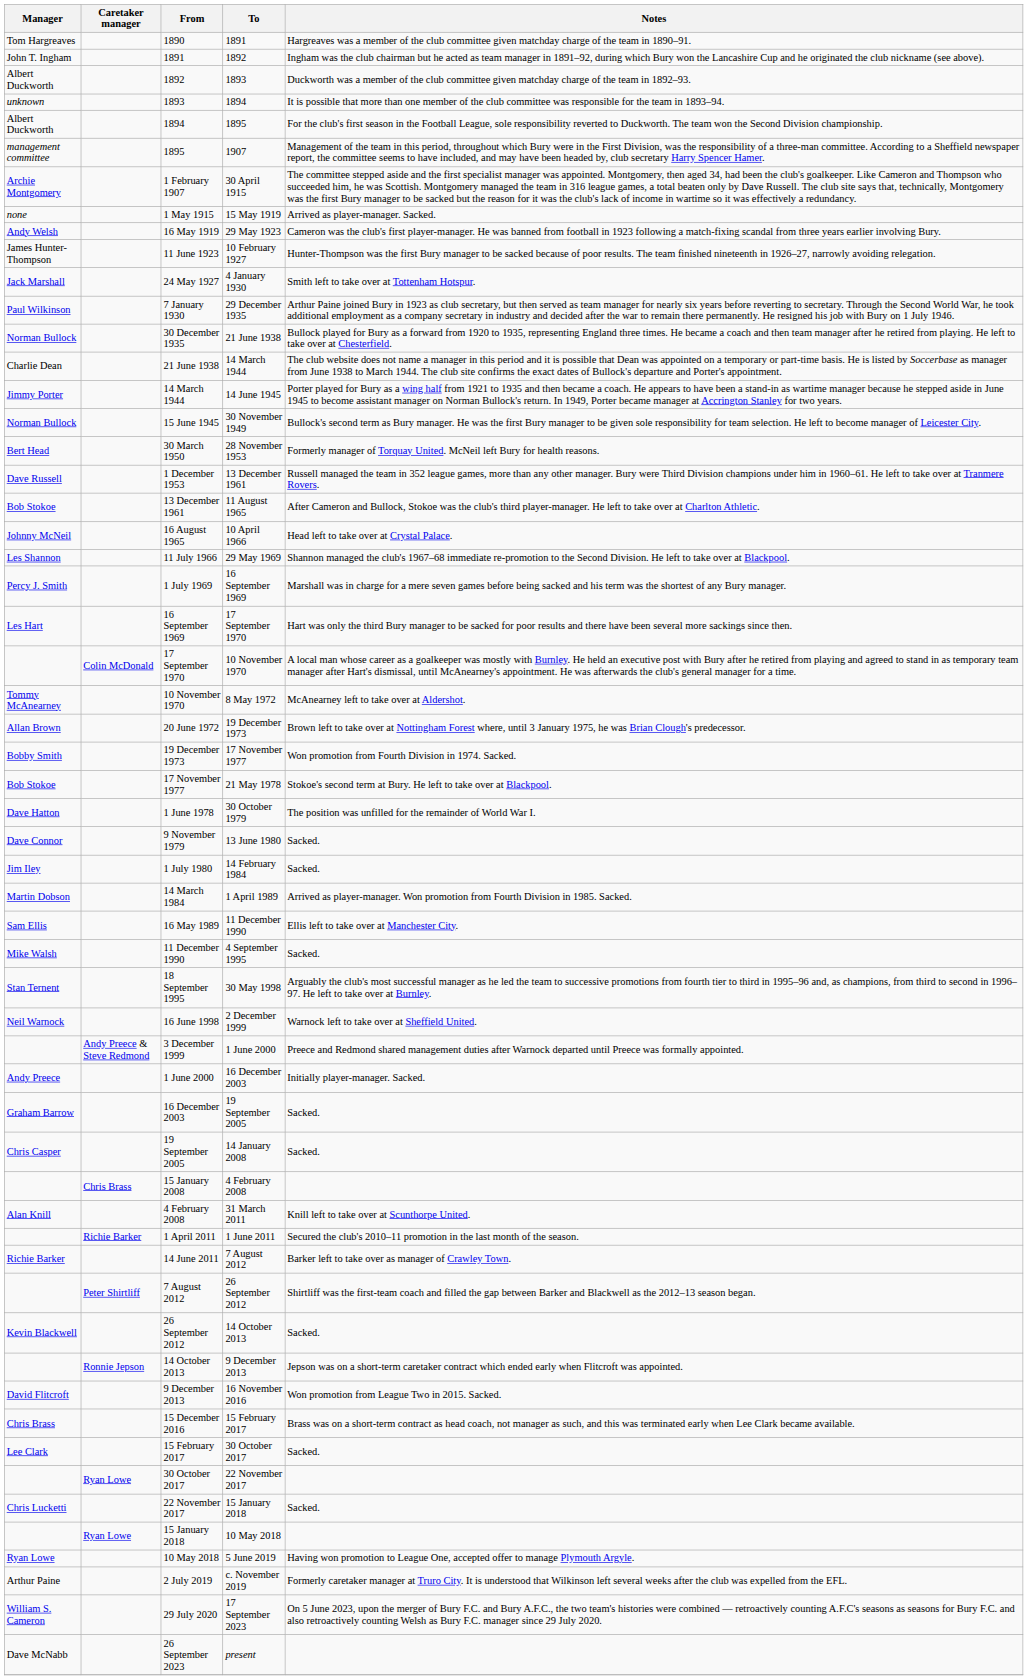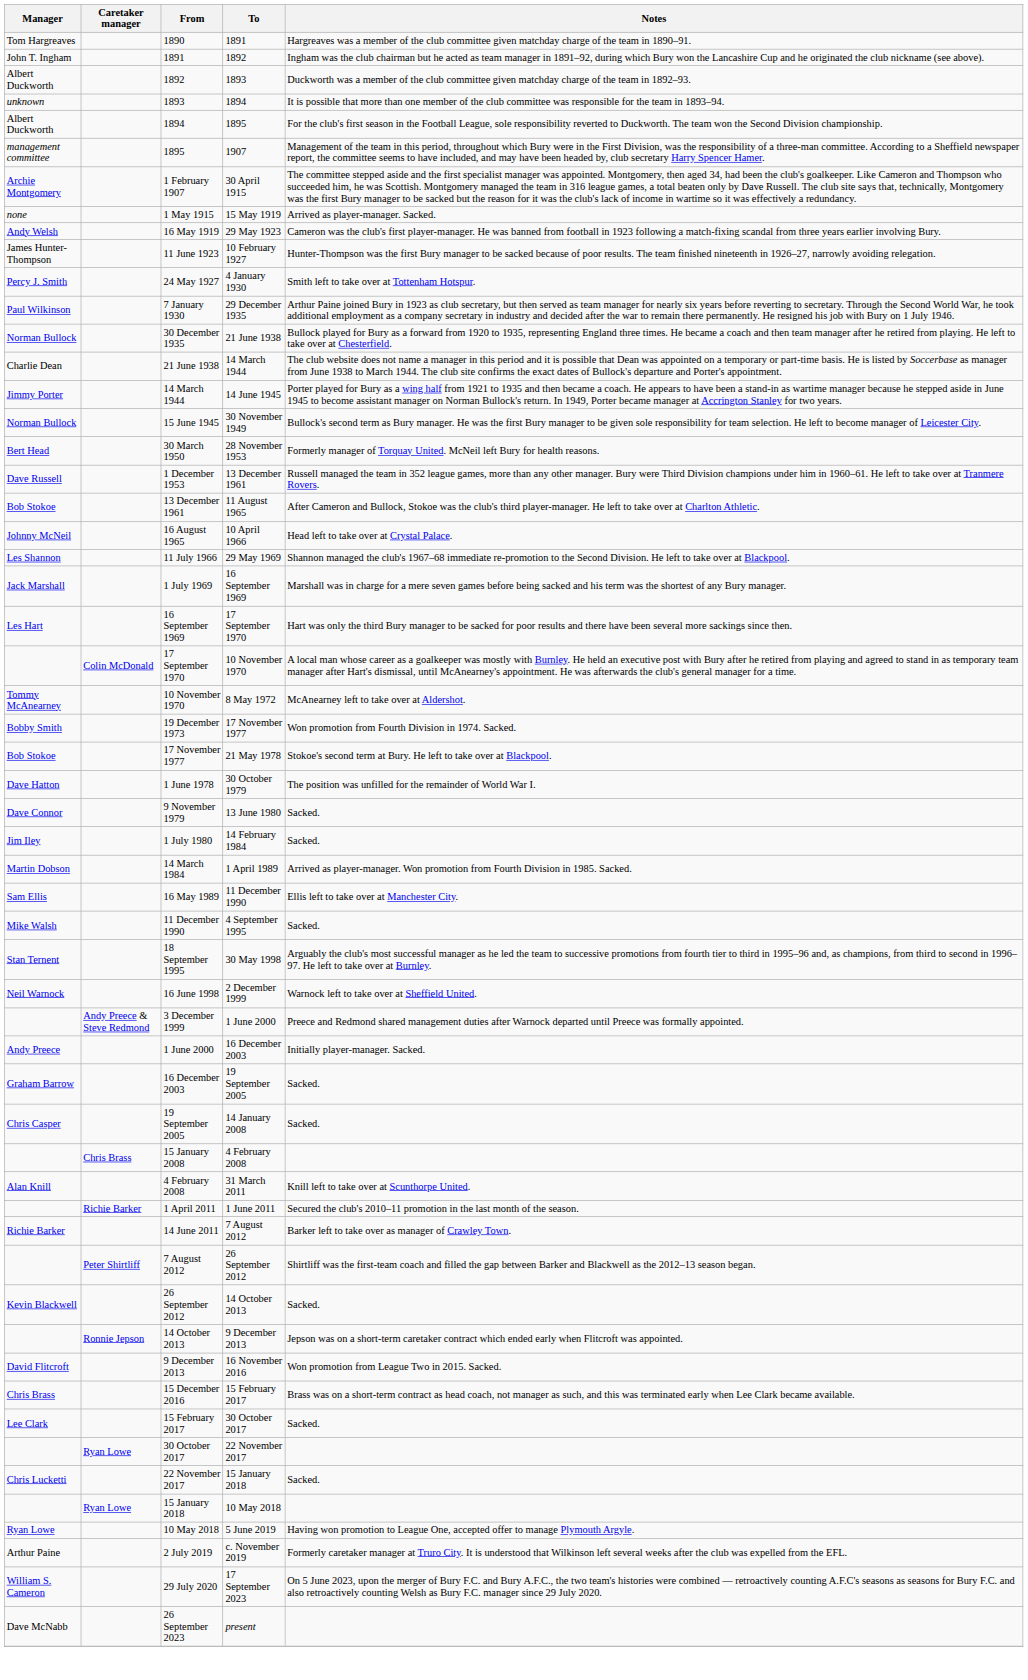(36, 281) Jack Marshall -> (37, 281) Percy J. Smith
(37, 586) Percy J. Smith -> (36, 586) Jack Marshall
- row: (191, 728)
